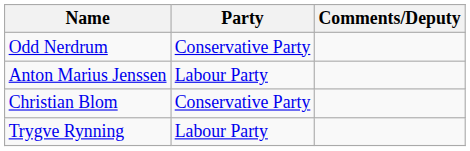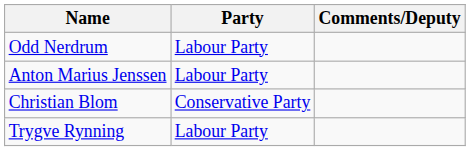(243, 46) Conservative Party -> (221, 46) Labour Party
